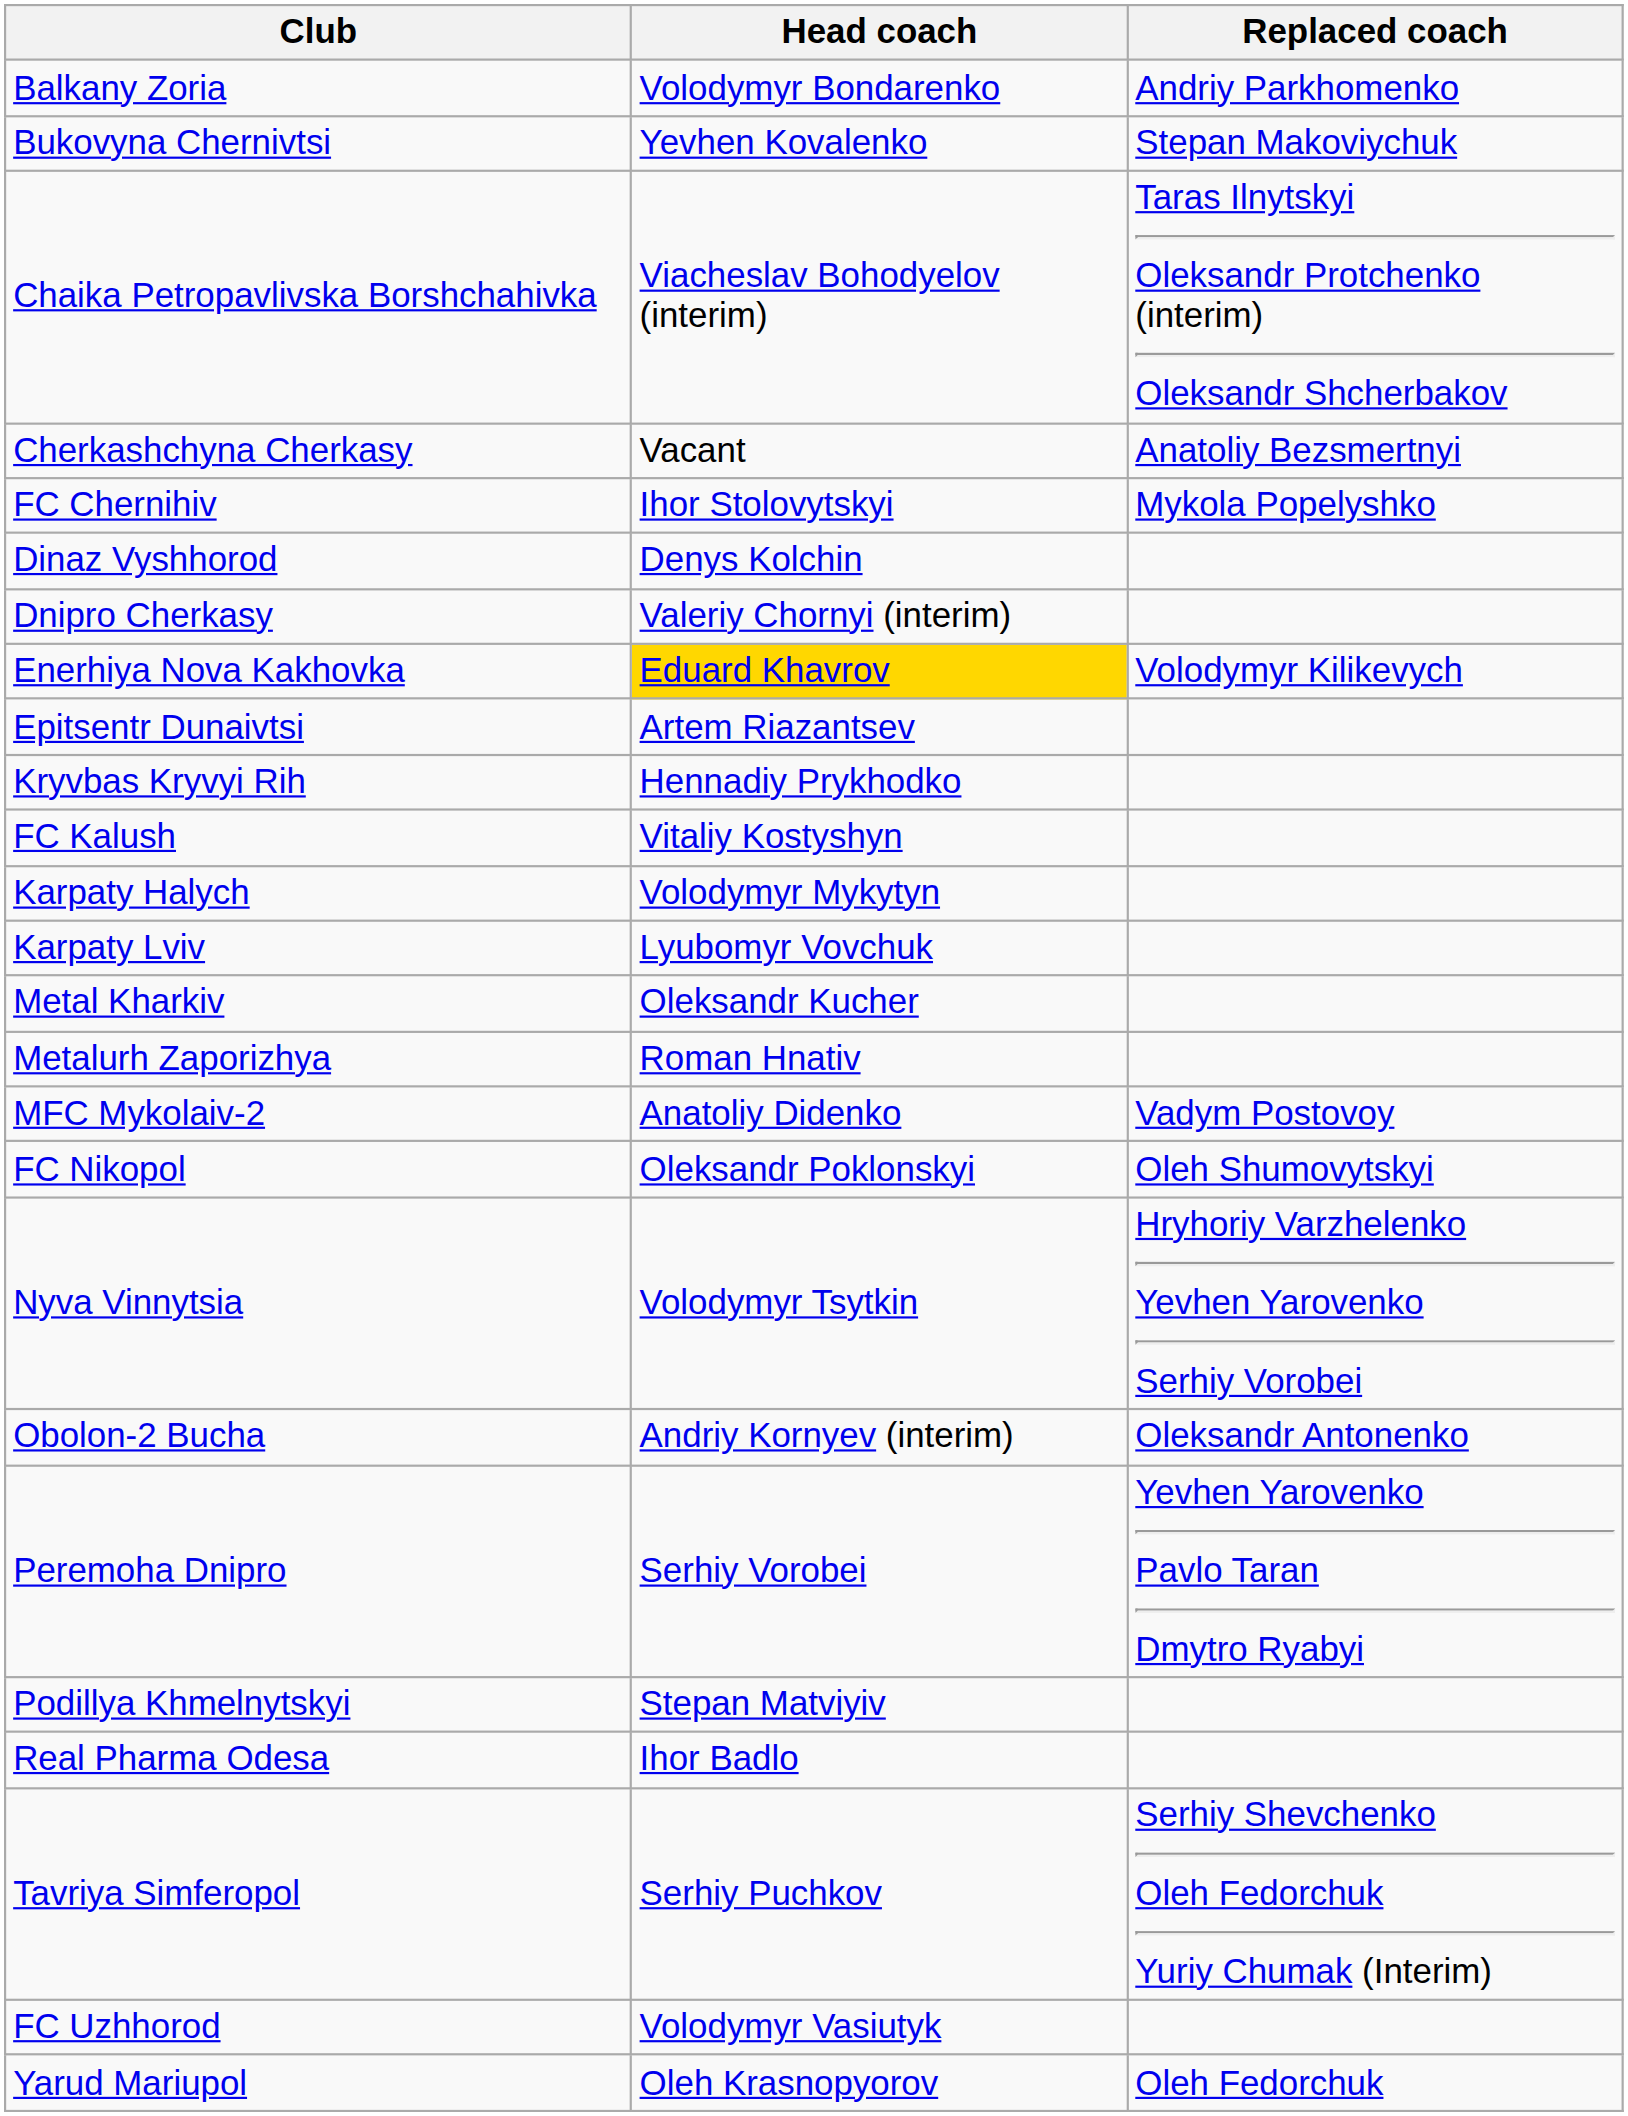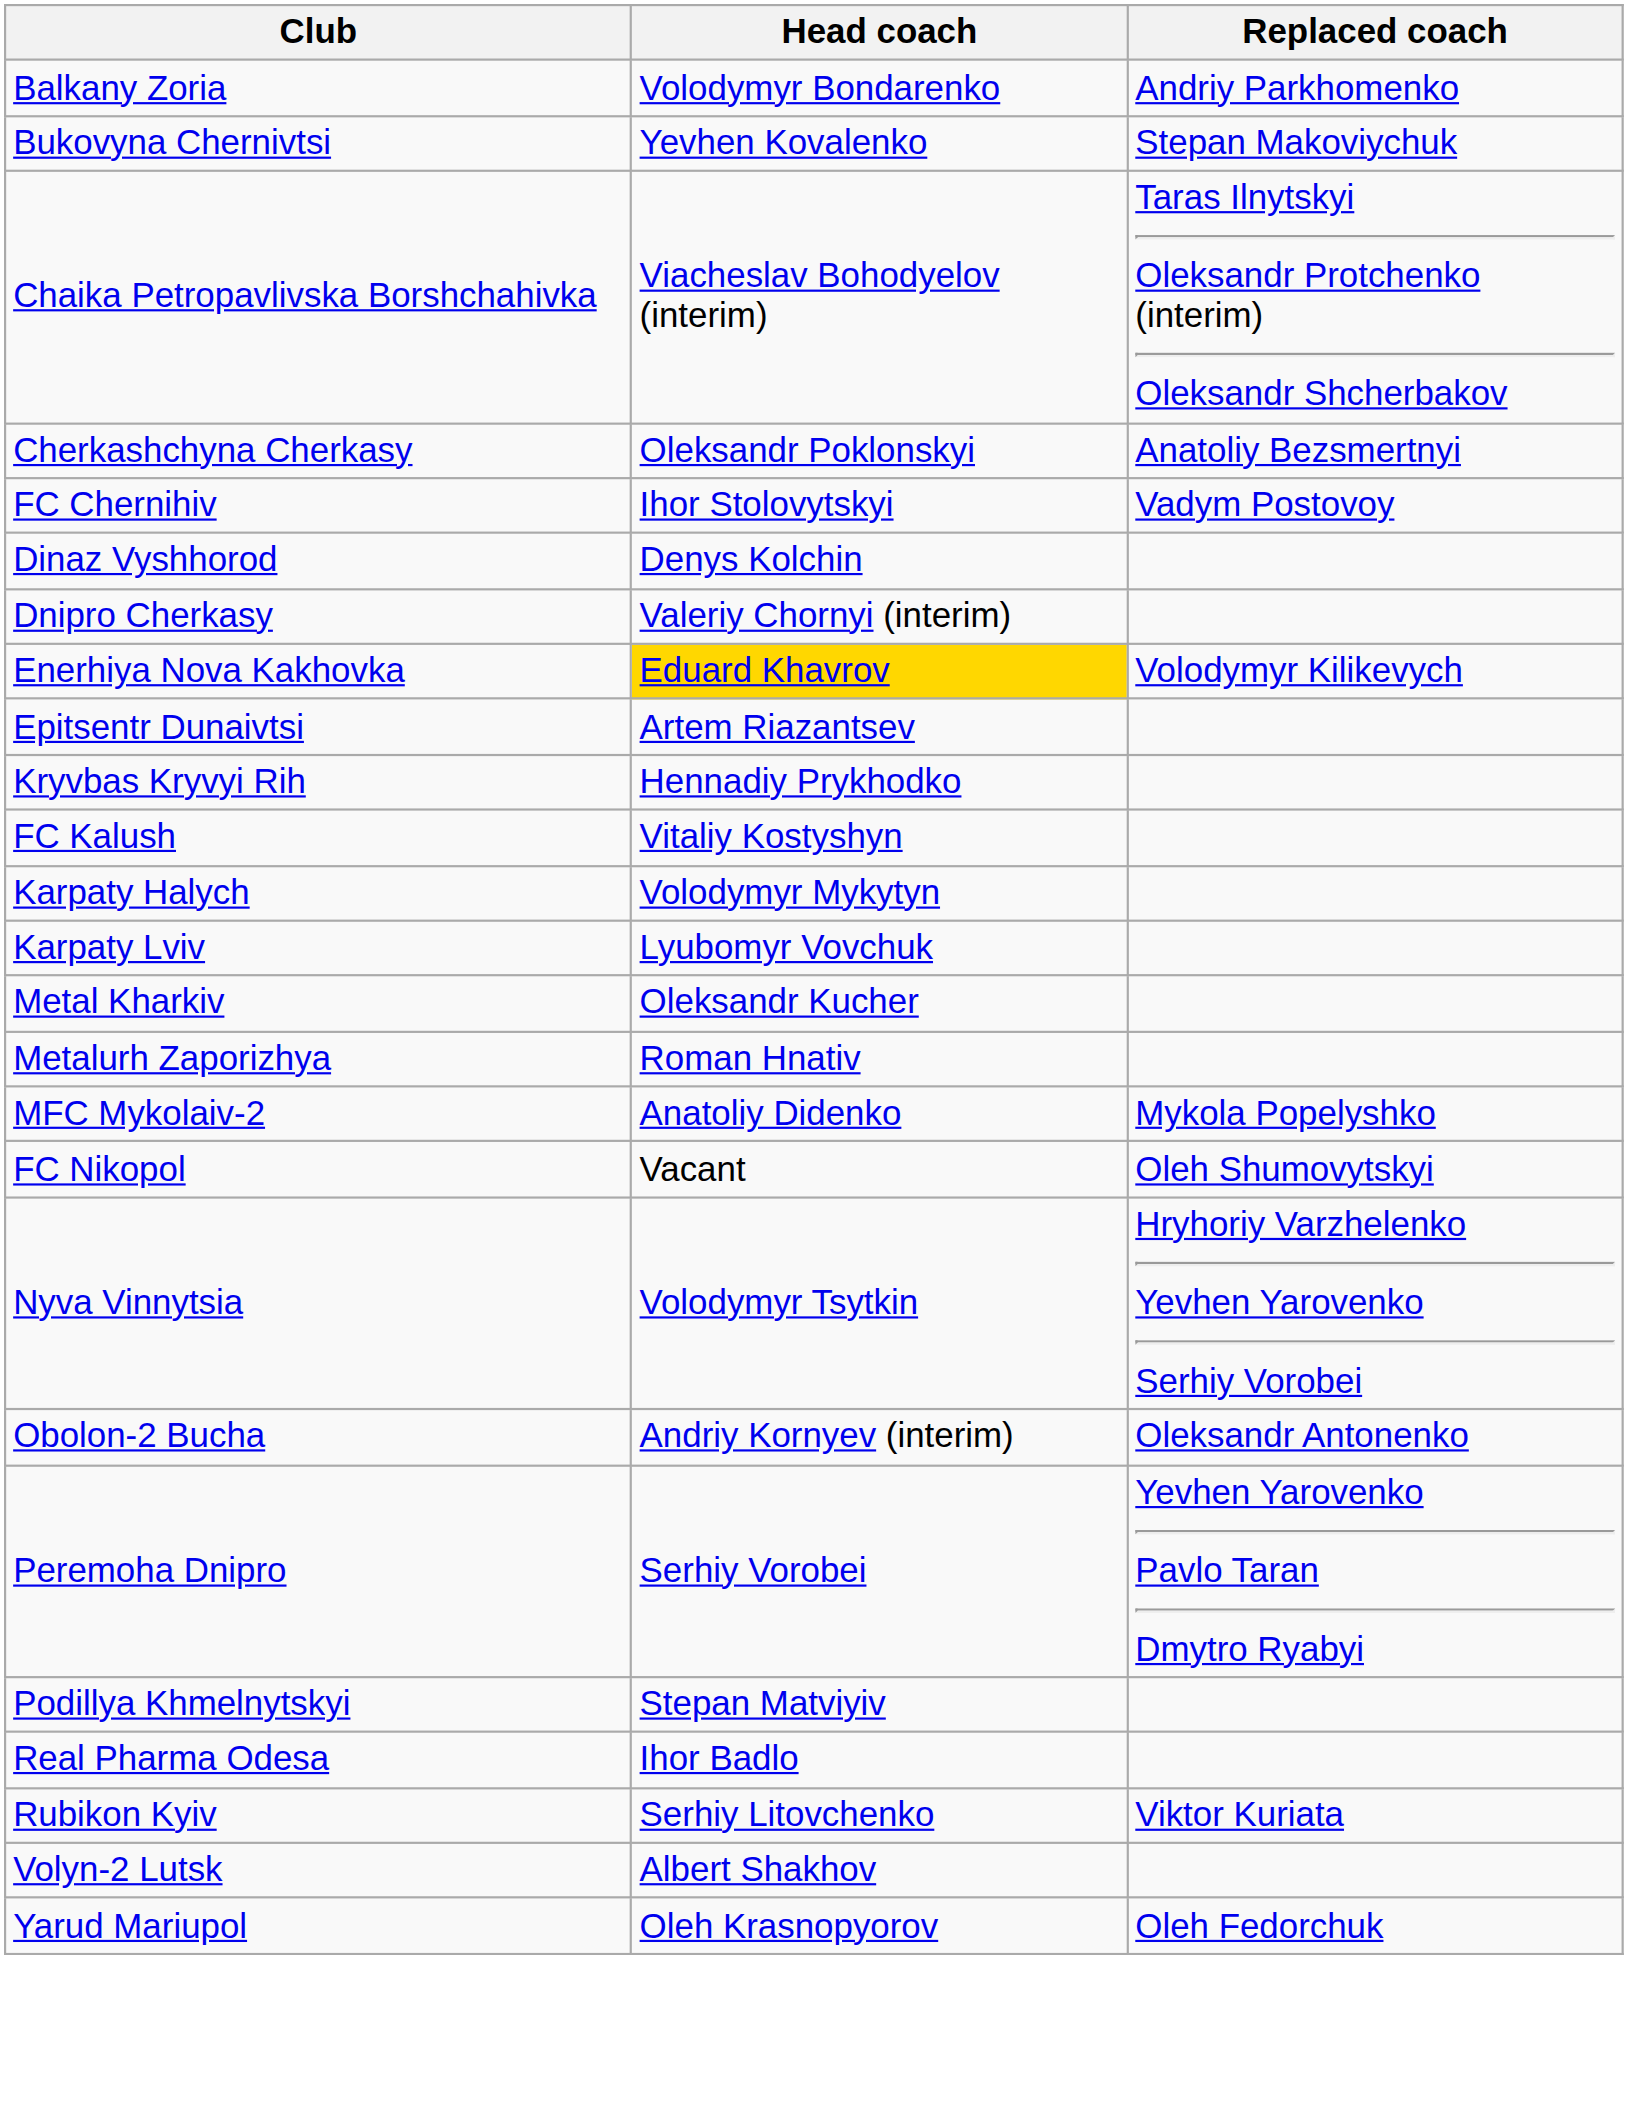(693, 449) Vacant -> (807, 449) Oleksandr Poklonskyi
(1286, 504) Mykola Popelyshko -> (1265, 504) Vadym Postovoy
(1265, 1113) Vadym Postovoy -> (1286, 1113) Mykola Popelyshko
(807, 1168) Oleksandr Poklonskyi -> (693, 1168) Vacant
+ row: (115, 1814)
- row: (157, 1893)
- row: (117, 2026)
+ row: (118, 1869)
